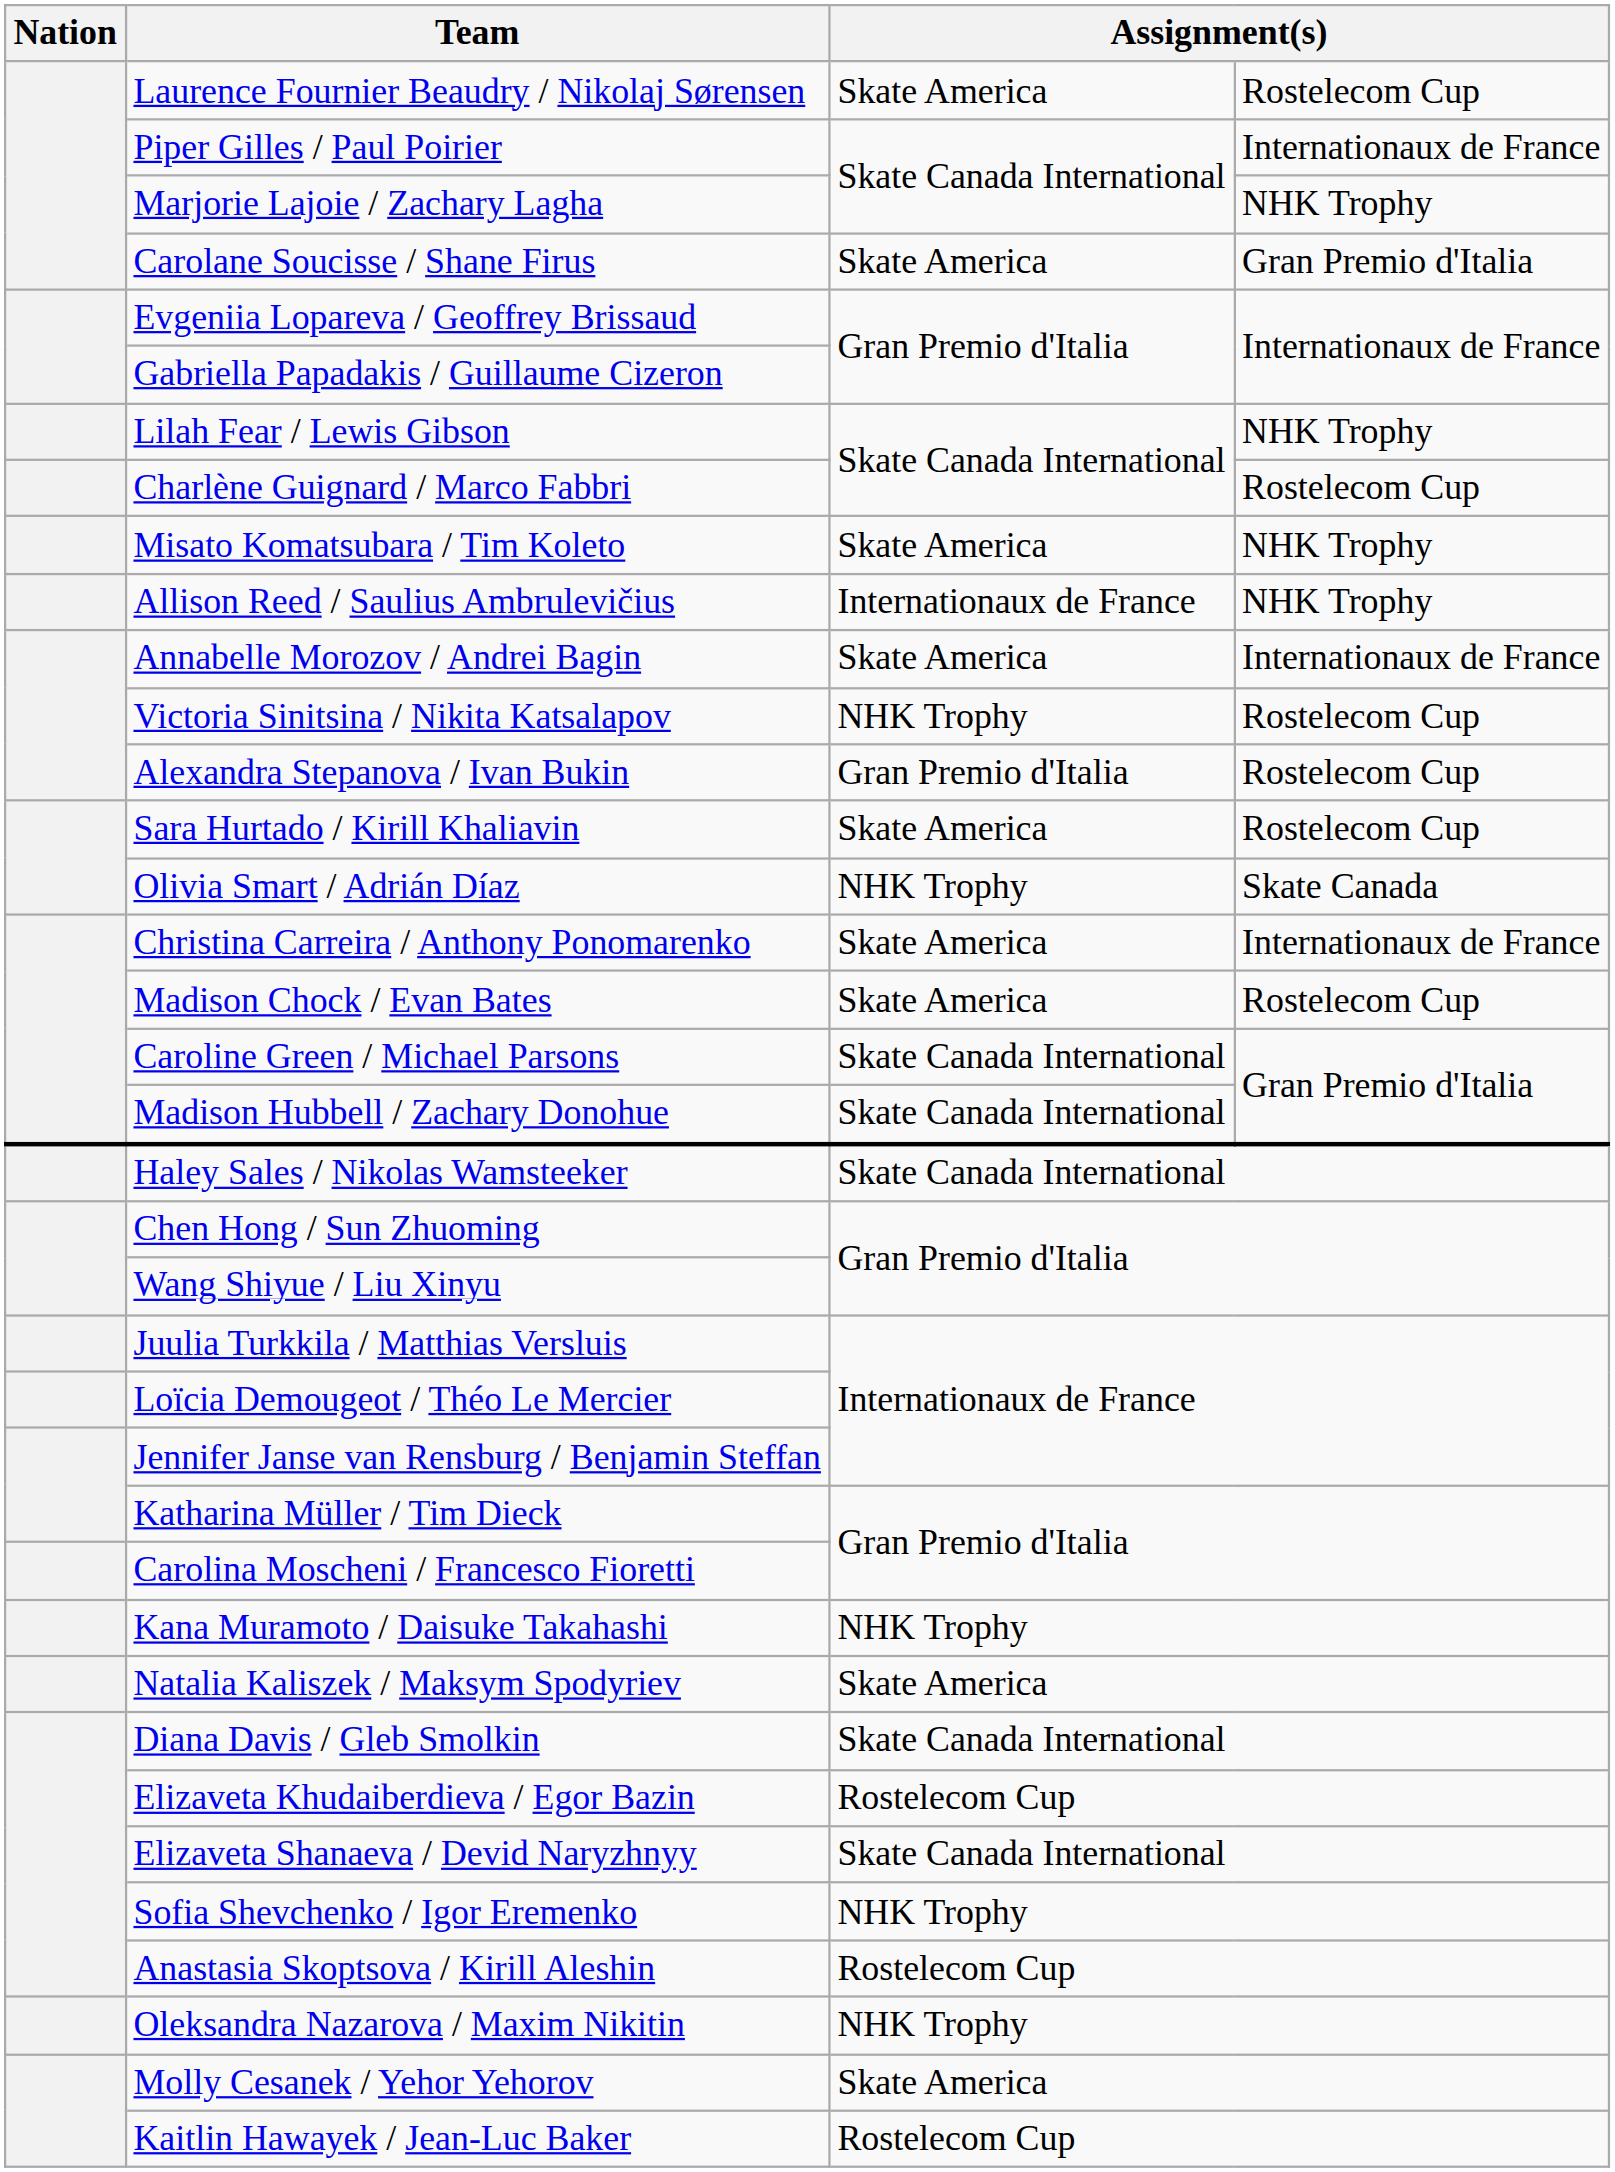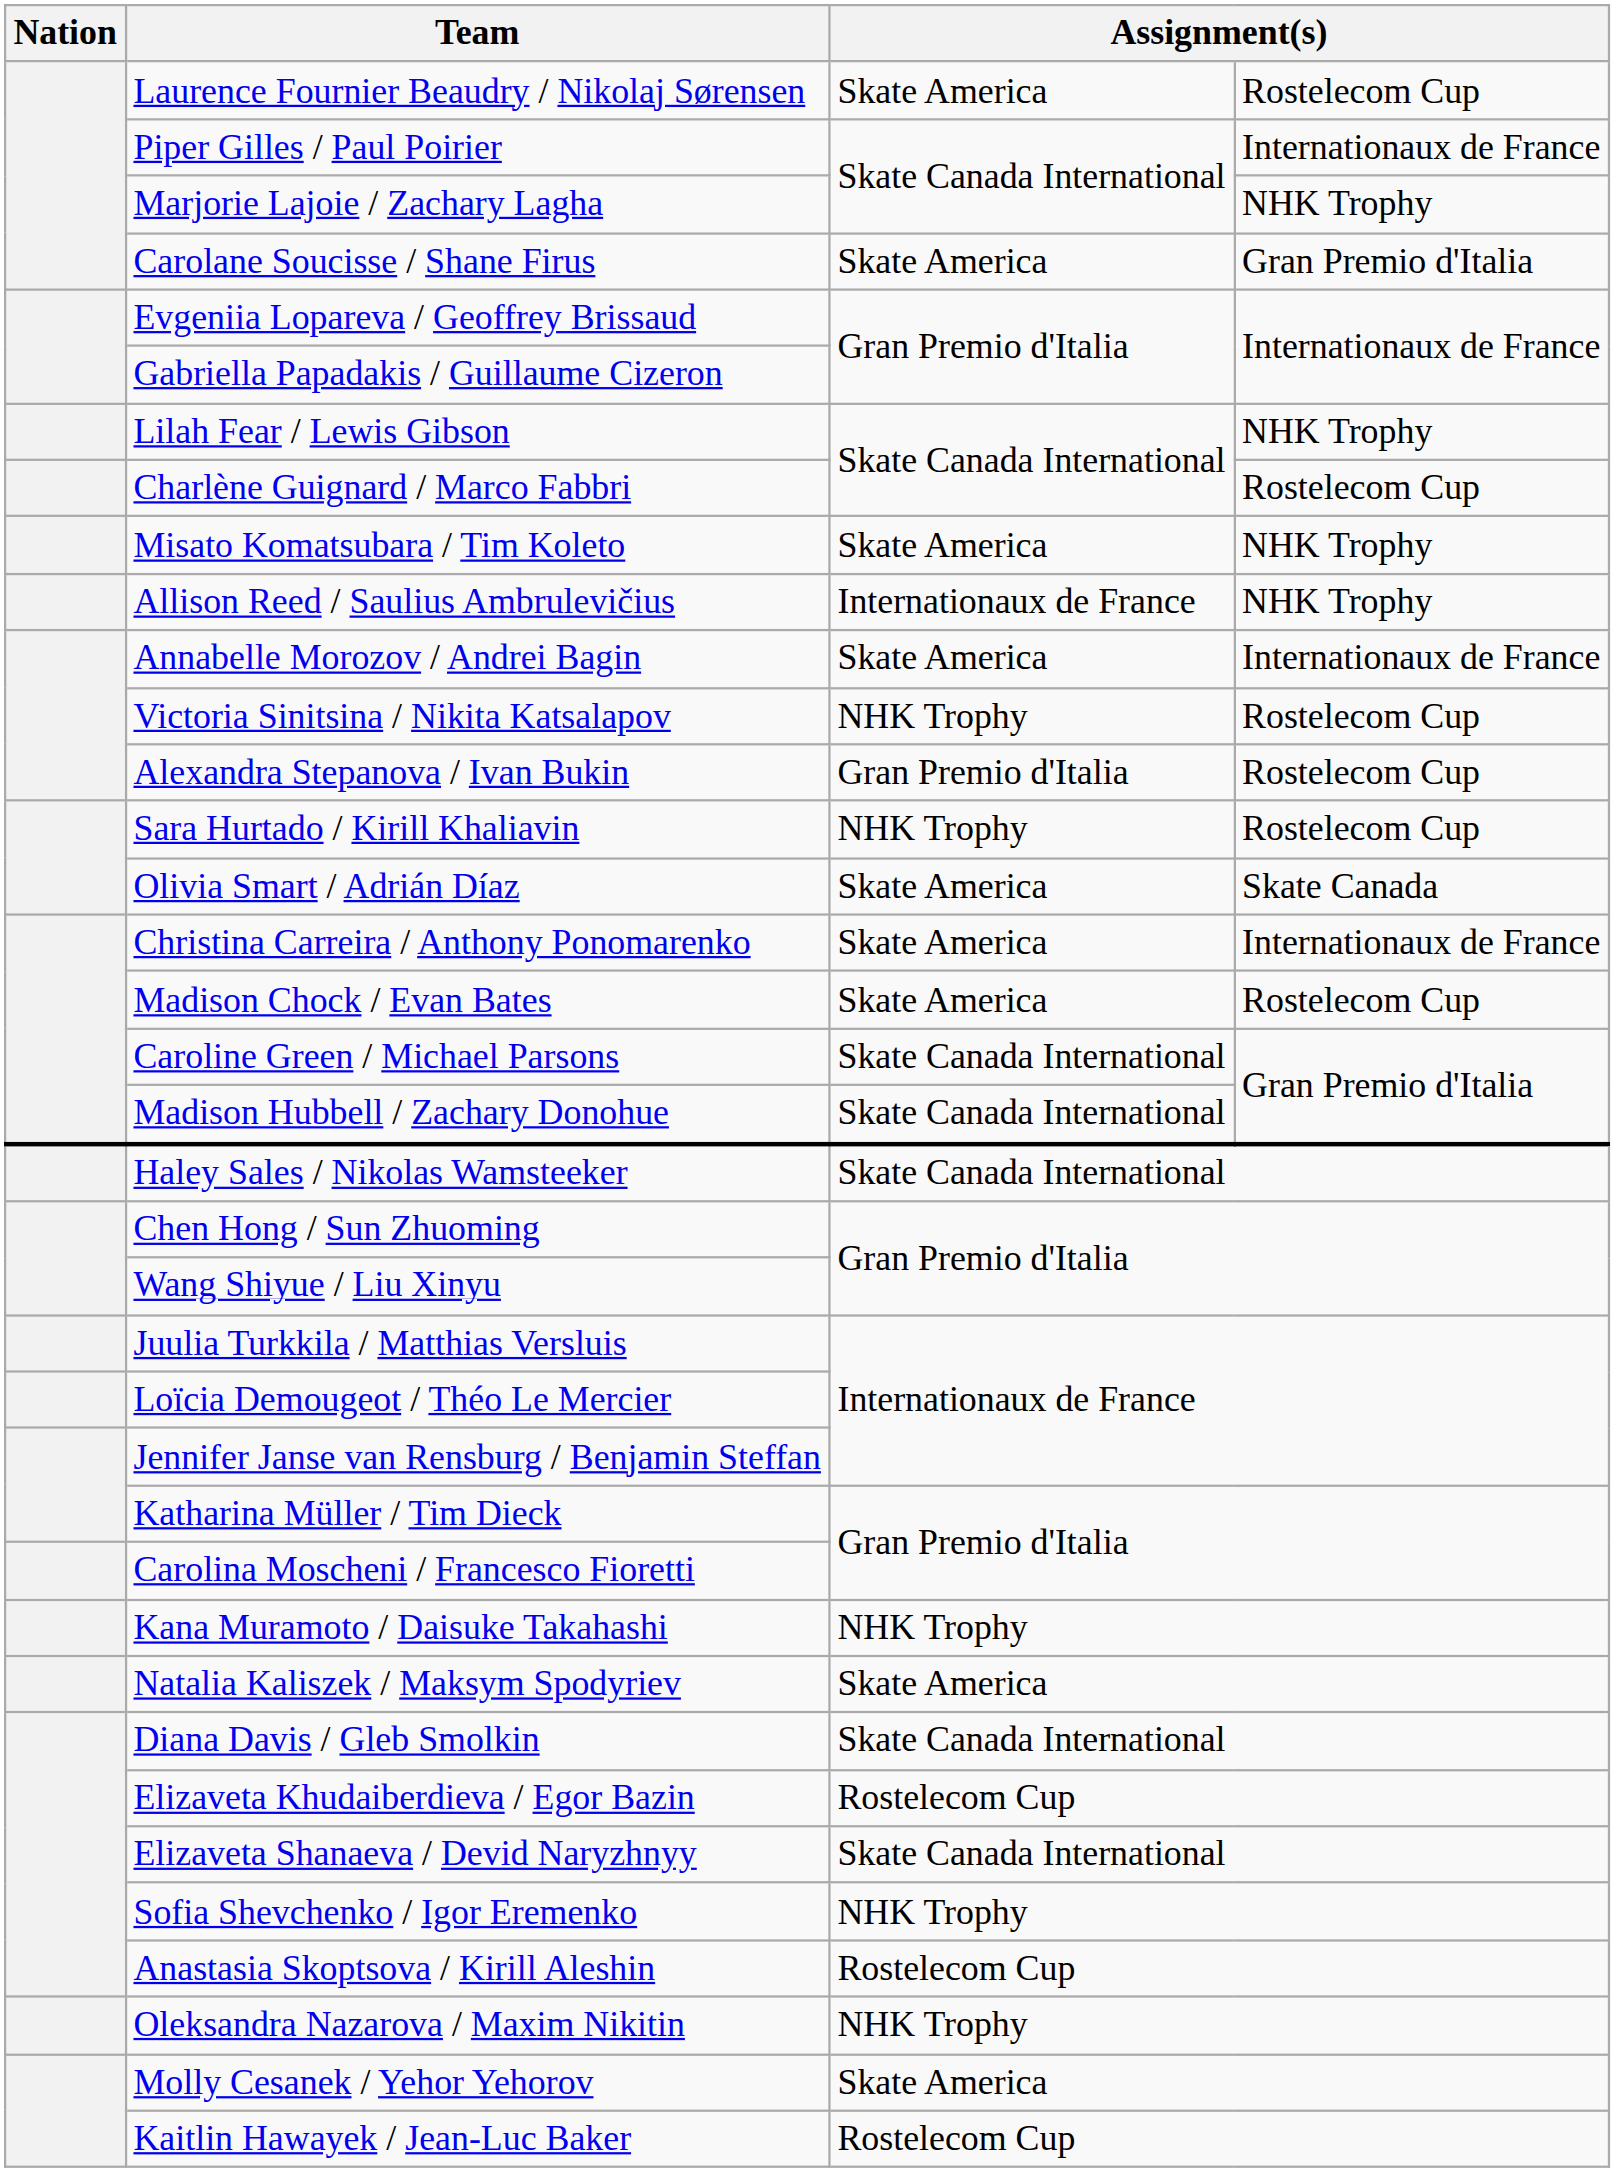(942, 828) Skate America -> (933, 828) NHK Trophy
(933, 885) NHK Trophy -> (942, 885) Skate America
